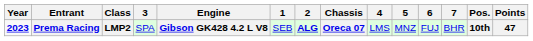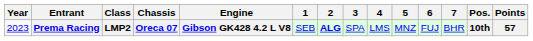columns swapped: (344, 12) <-> (145, 12)
(18, 27) bold -> (18, 27) normal
(510, 27) 47 -> (510, 27) 57
